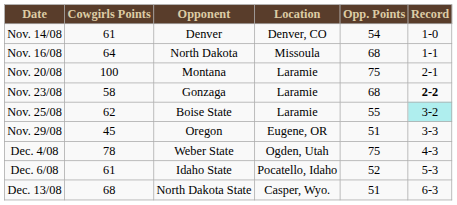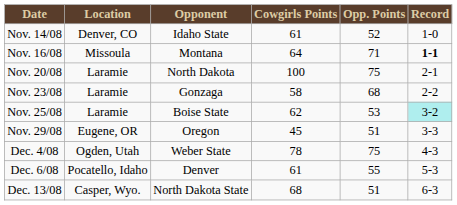columns swapped: (297, 14) <-> (109, 14)
(204, 33) Denver -> (201, 33) Idaho State
(374, 33) 54 -> (374, 33) 52
(204, 53) North Dakota -> (201, 53) Montana
(374, 53) 68 -> (374, 53) 71
(430, 53) normal -> (430, 53) bold
(204, 72) Montana -> (201, 72) North Dakota
(430, 92) bold -> (430, 92) normal
(374, 111) 55 -> (374, 111) 53
(204, 170) Idaho State -> (201, 170) Denver
(374, 170) 52 -> (374, 170) 55
